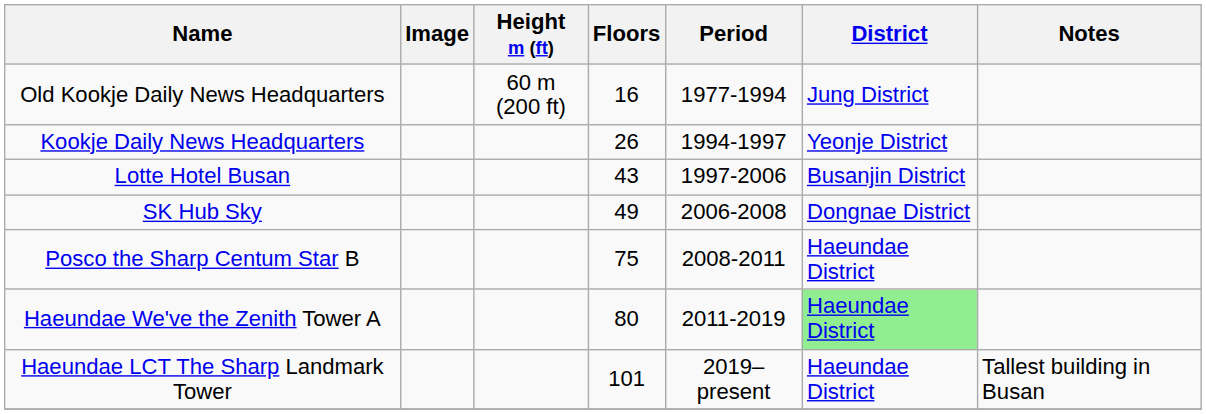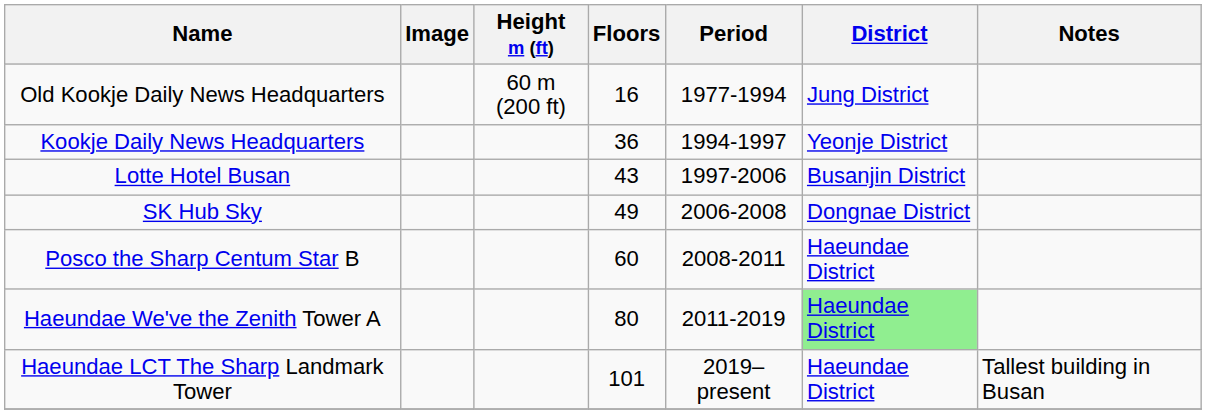(627, 141) 26 -> (627, 141) 36
(627, 259) 75 -> (627, 259) 60
